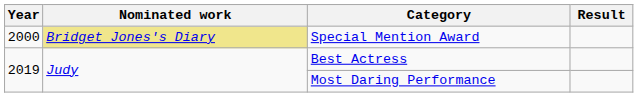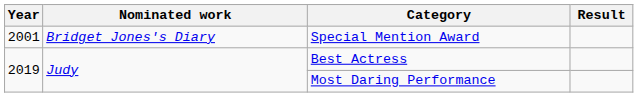(24, 37) 2000 -> (24, 37) 2001
(131, 37) khaki background -> (131, 37) no background
